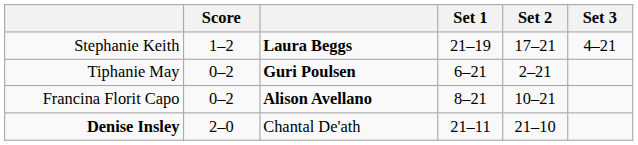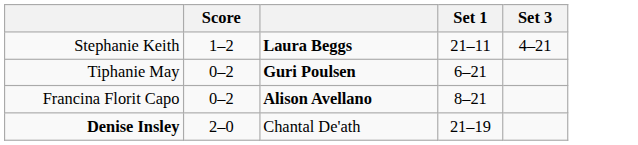- column: (535, 18)
(470, 45) 21–19 -> (470, 45) 21–11
(470, 126) 21–11 -> (470, 126) 21–19
